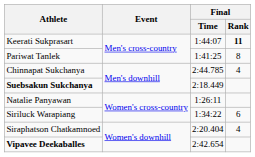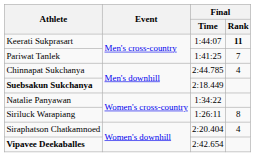(238, 56) 8 -> (238, 56) 7
(208, 100) 1:26:11 -> (208, 100) 1:34:22
(208, 115) 1:34:22 -> (208, 115) 1:26:11
(238, 115) 6 -> (238, 115) 8
